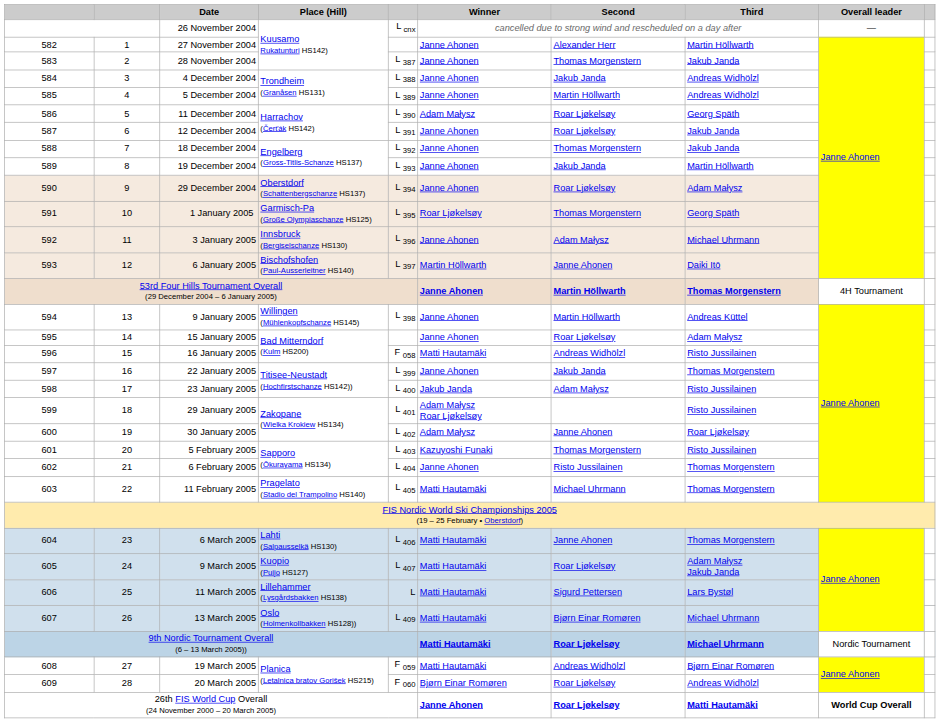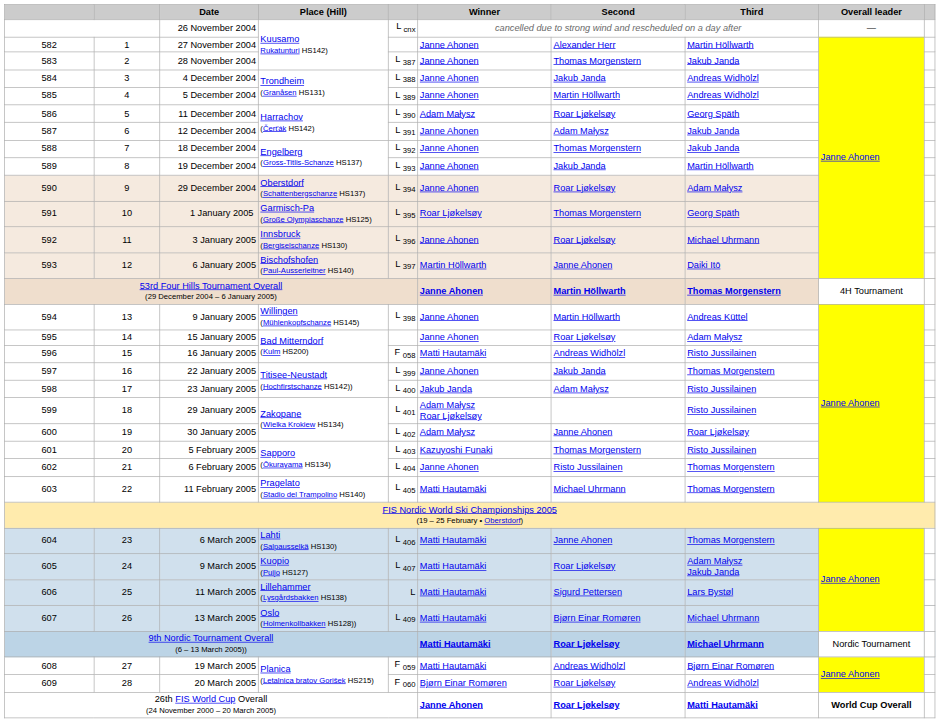(584, 131) Roar Ljøkelsøy -> (581, 131) Adam Małysz
(581, 239) Adam Małysz -> (584, 239) Roar Ljøkelsøy
